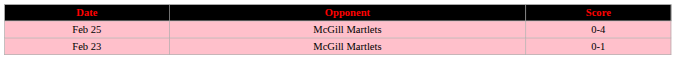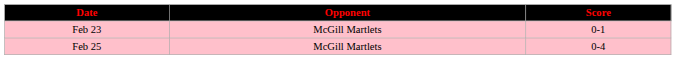rows swapped: (87, 46) <-> (87, 29)
